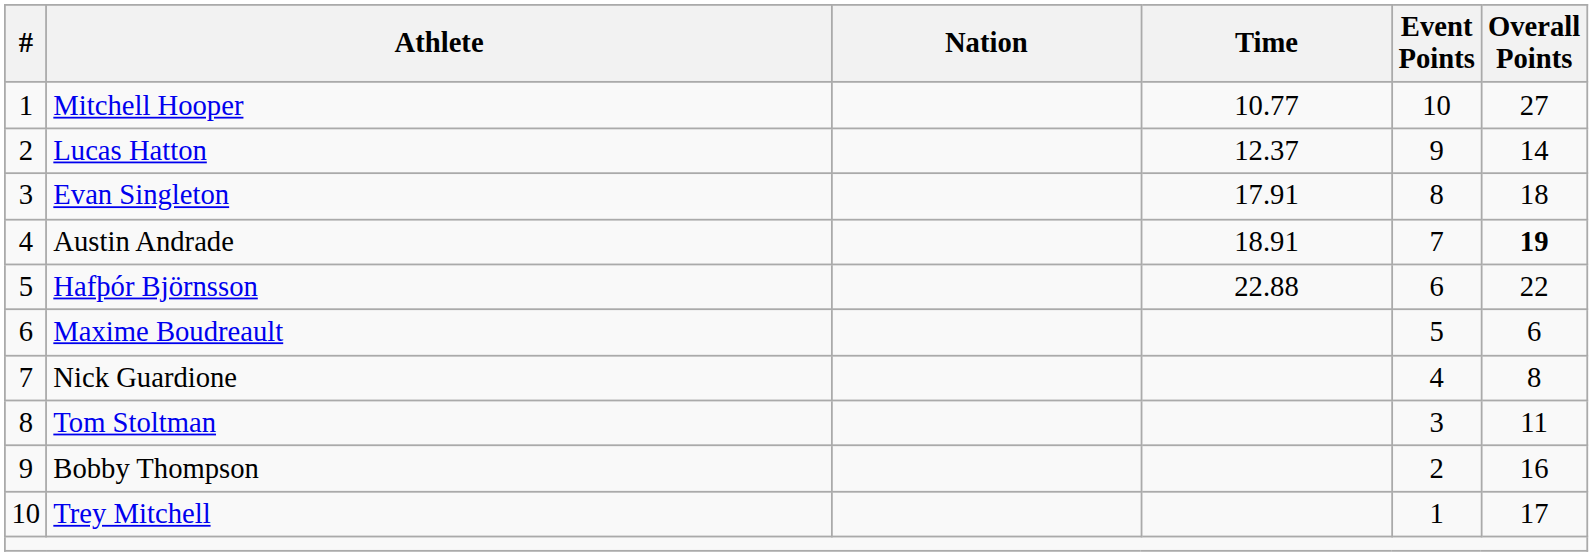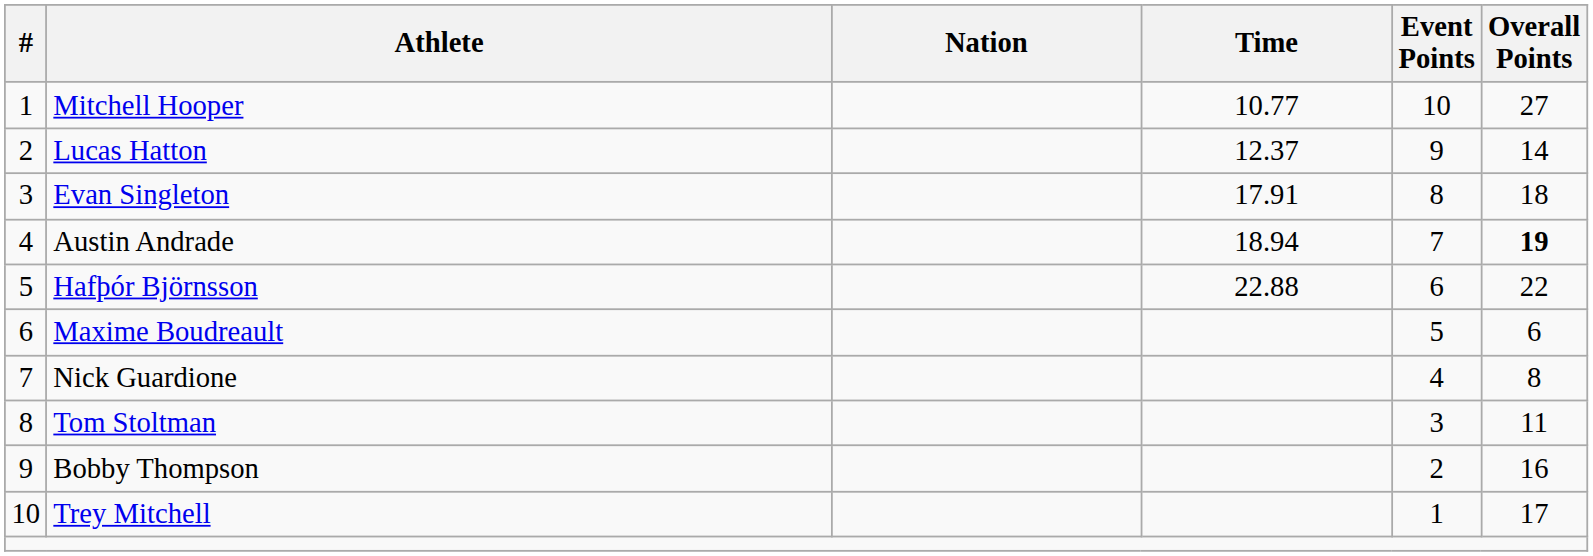(1266, 241) 18.91 -> (1266, 241) 18.94
